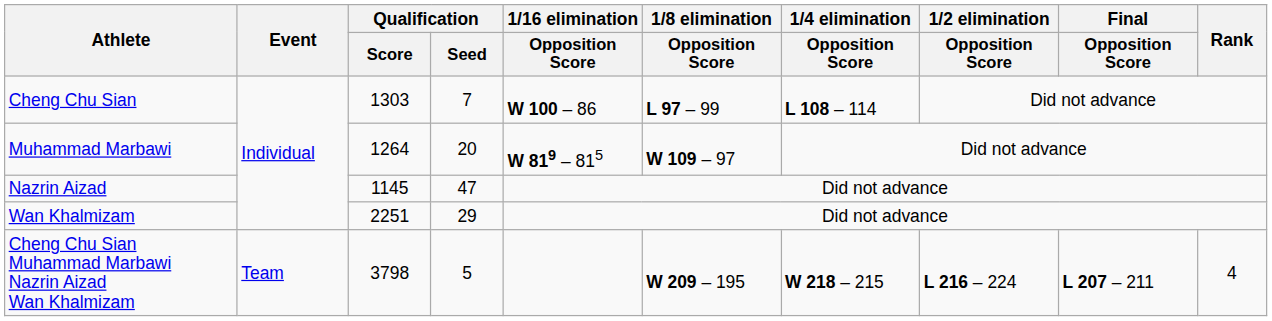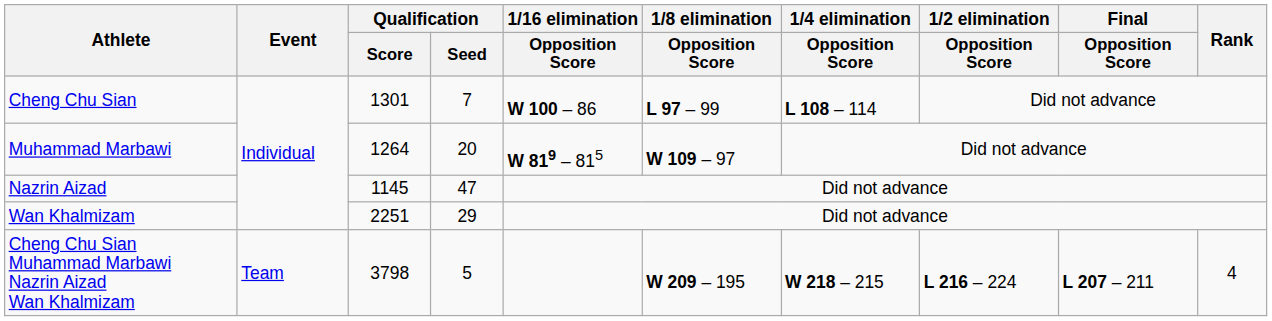(390, 100) 1303 -> (390, 100) 1301
